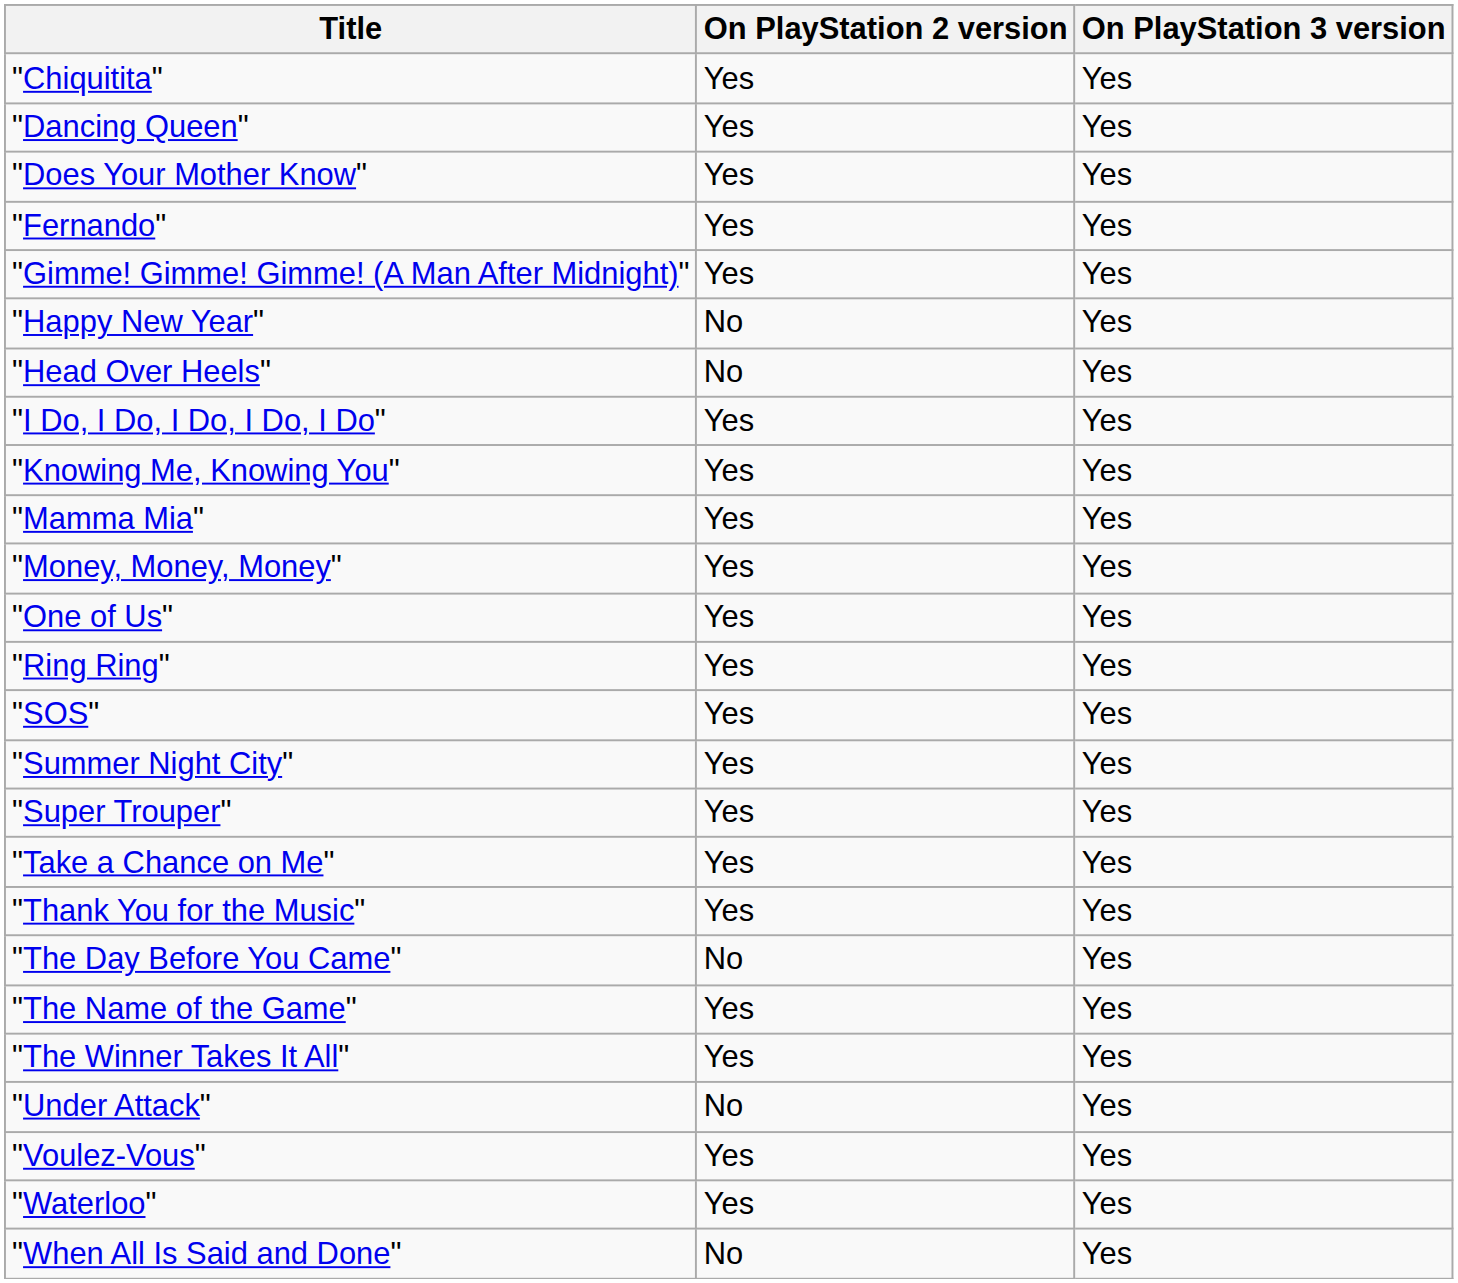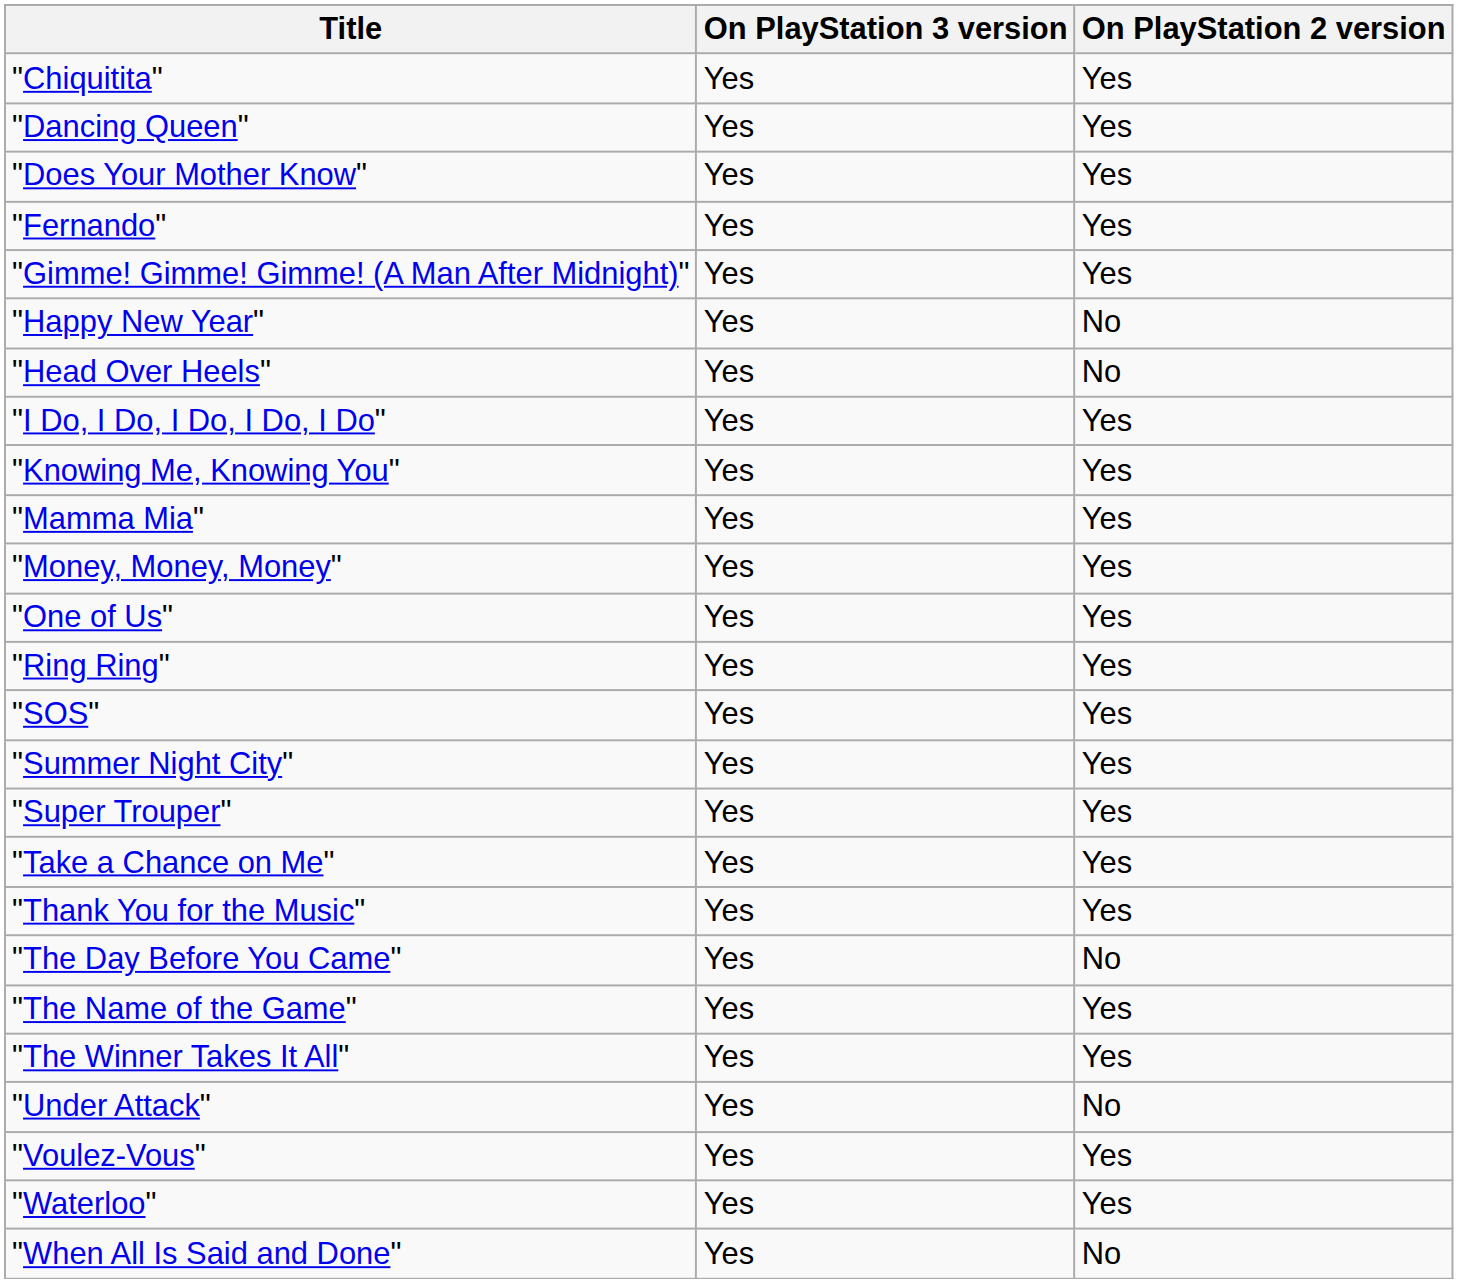columns swapped: (886, 28) <-> (1264, 28)
